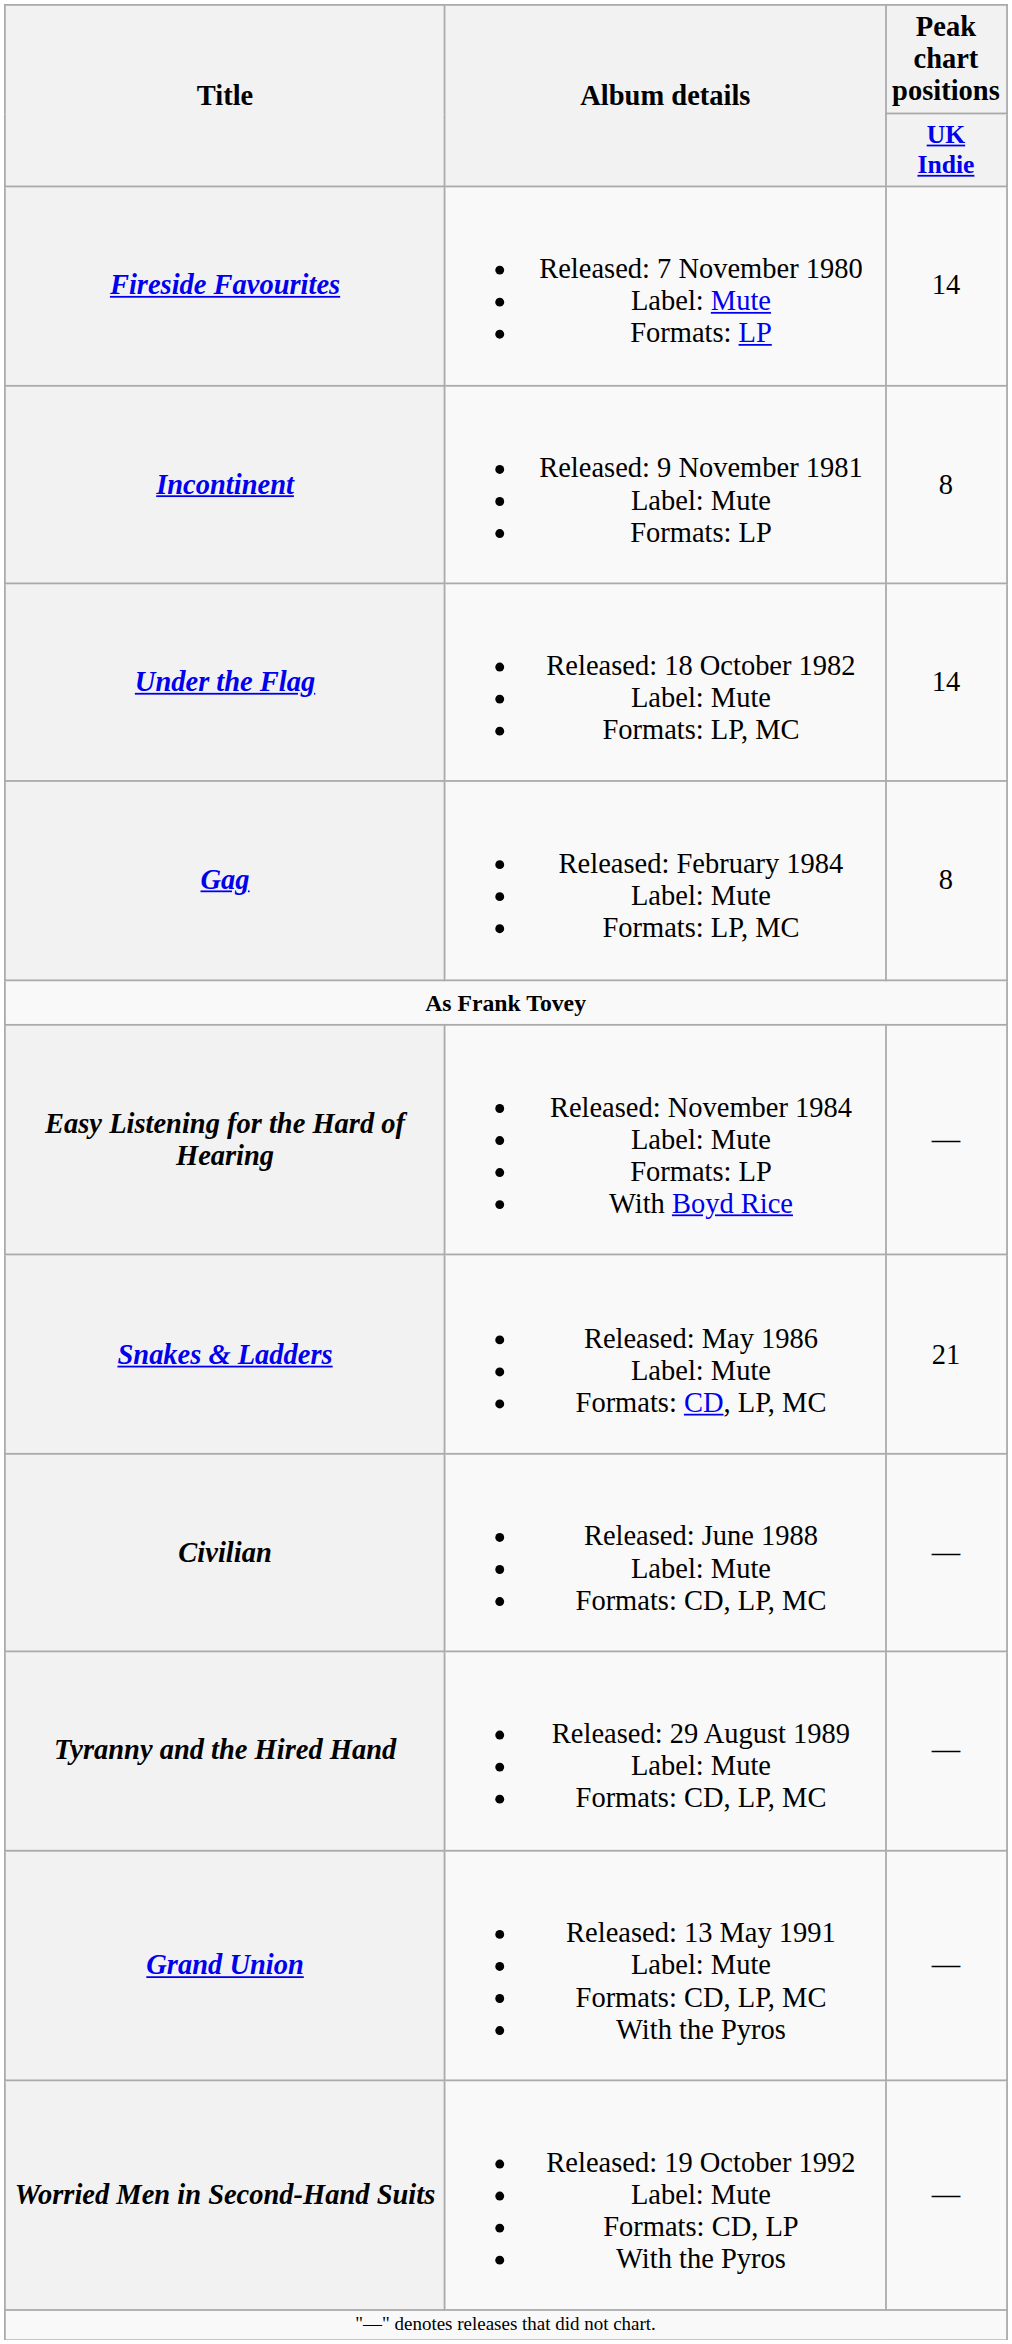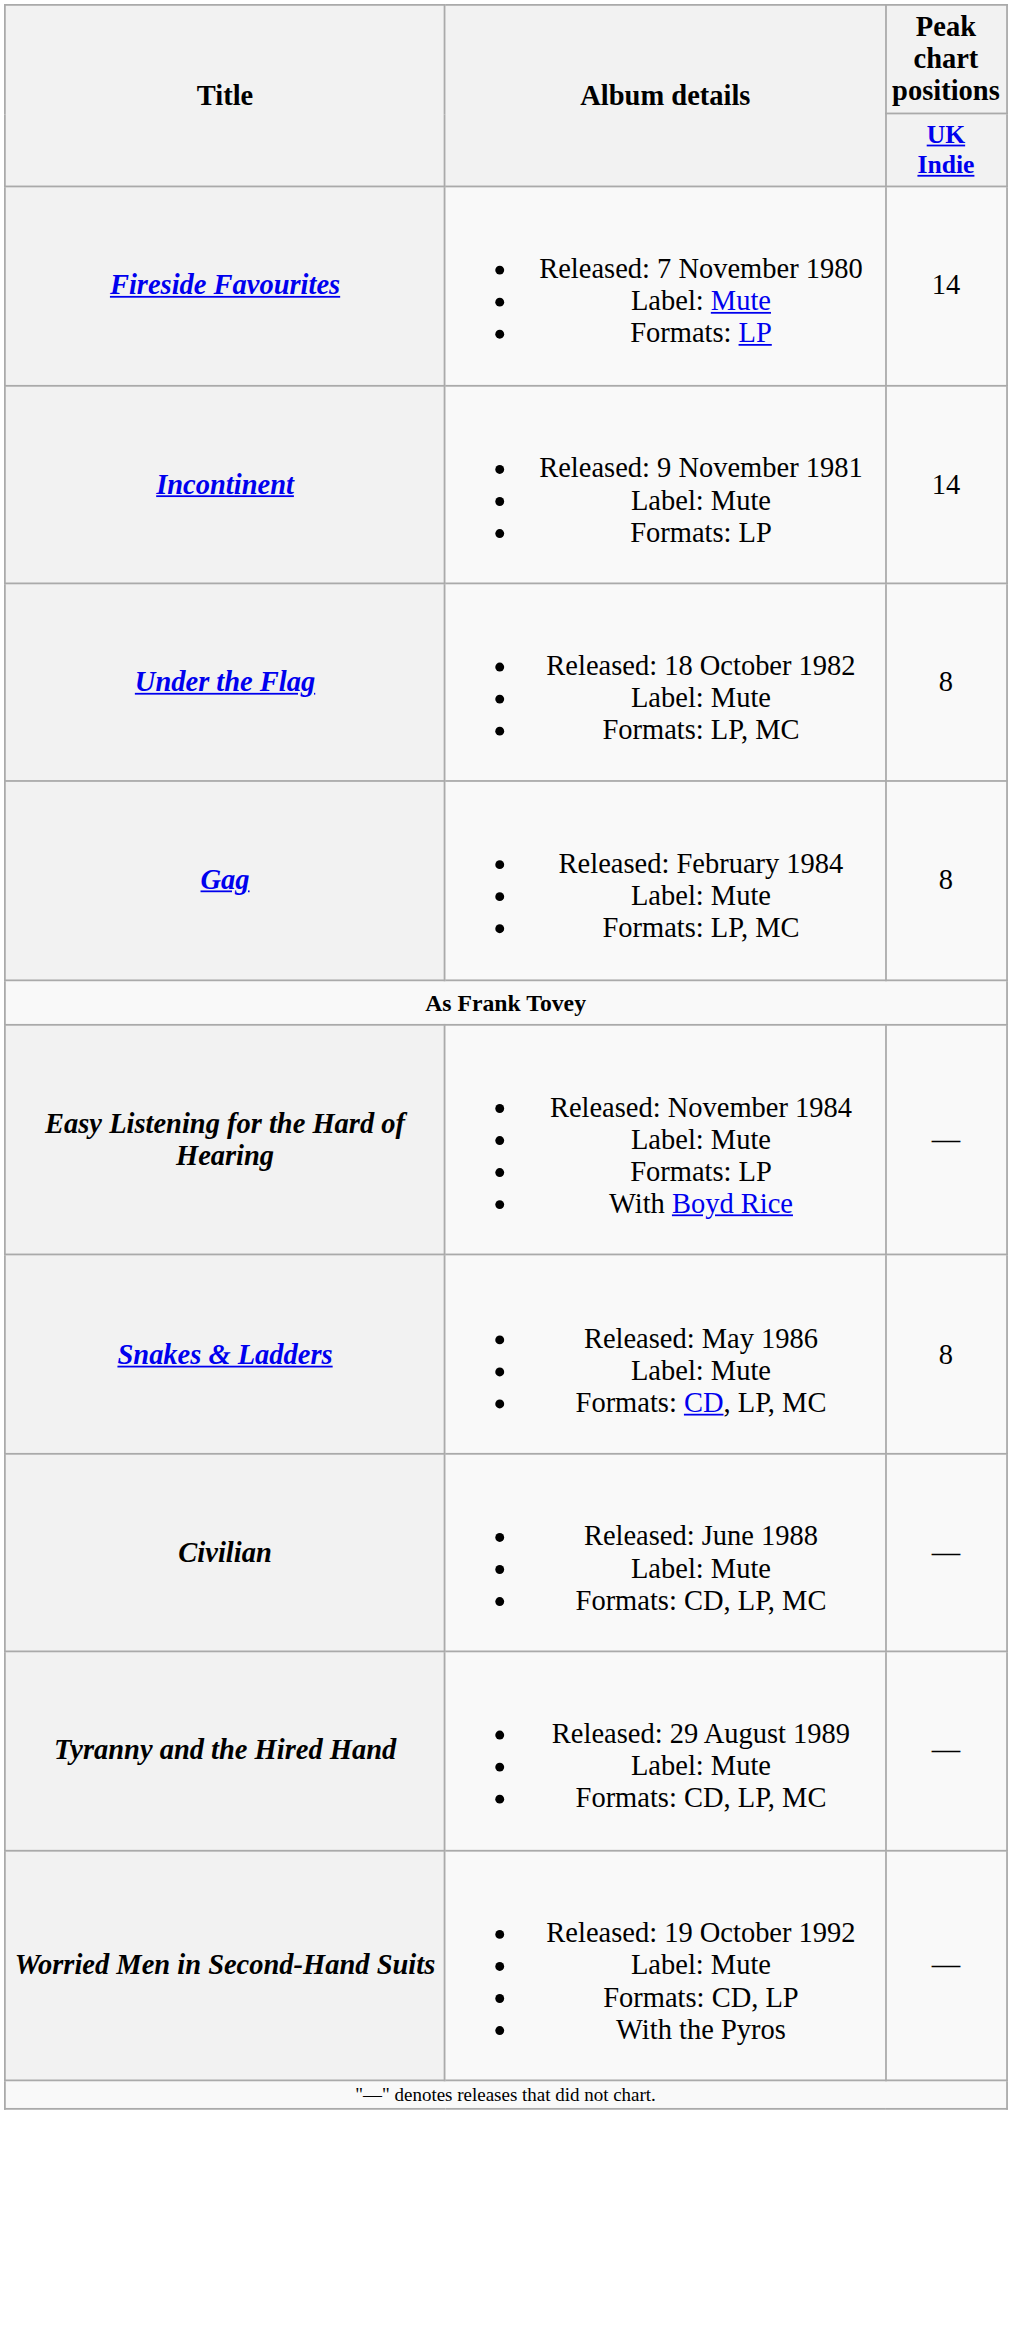(946, 483) 8 -> (946, 483) 14
(946, 681) 14 -> (946, 681) 8
(946, 1353) 21 -> (946, 1353) 8
- row: (225, 1964)
